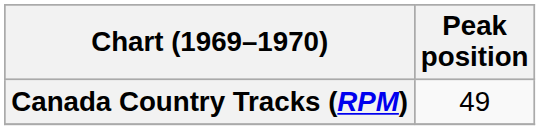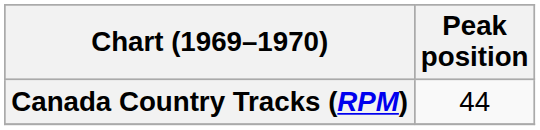(475, 101) 49 -> (475, 101) 44
